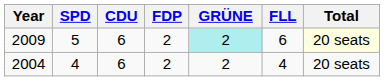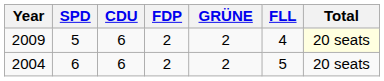(226, 40) paleturquoise background -> (226, 40) no background
(283, 40) 6 -> (283, 40) 4
(75, 64) 4 -> (75, 64) 6
(283, 64) 4 -> (283, 64) 5
